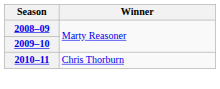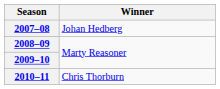+ row: (32, 28)
